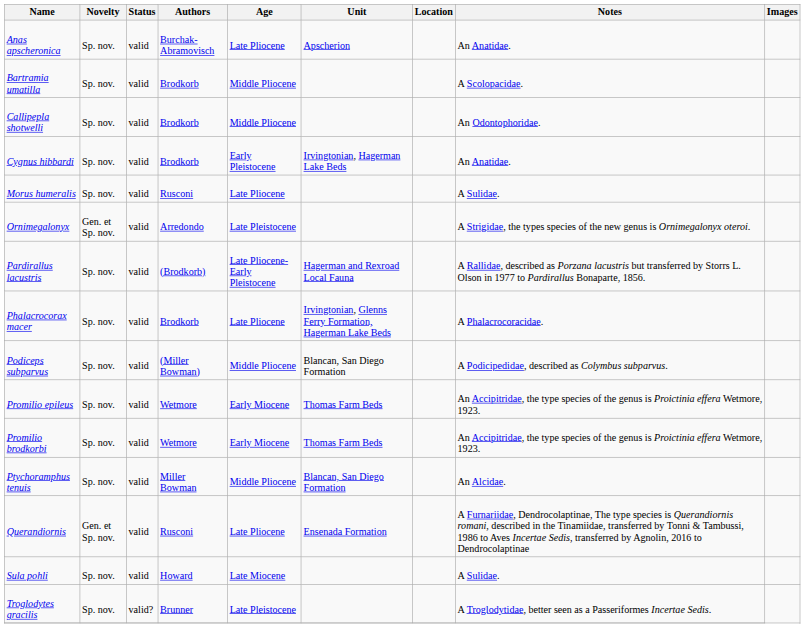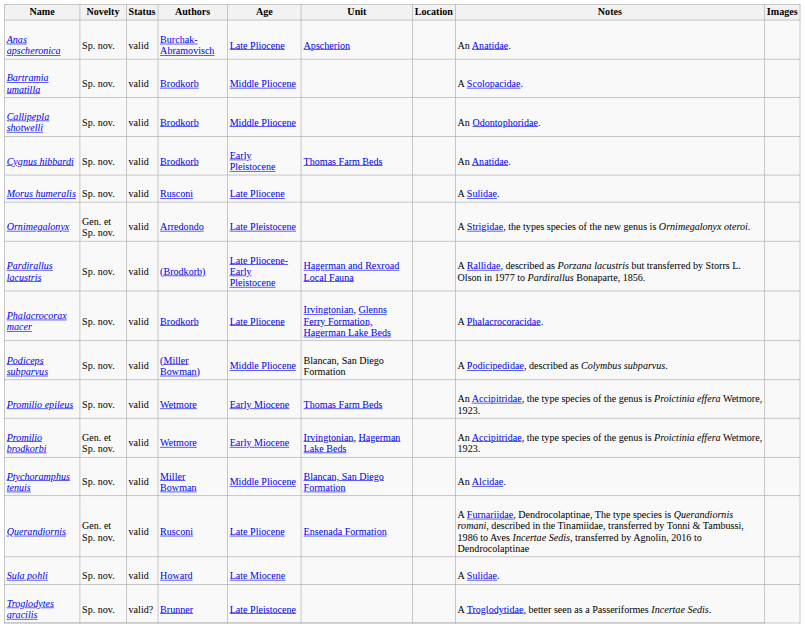(352, 161) Irvingtonian, Hagerman Lake Beds -> (343, 161) Thomas Farm Beds
(98, 443) Sp. nov. -> (98, 443) Gen. et Sp. nov.
(343, 443) Thomas Farm Beds -> (352, 443) Irvingtonian, Hagerman Lake Beds
